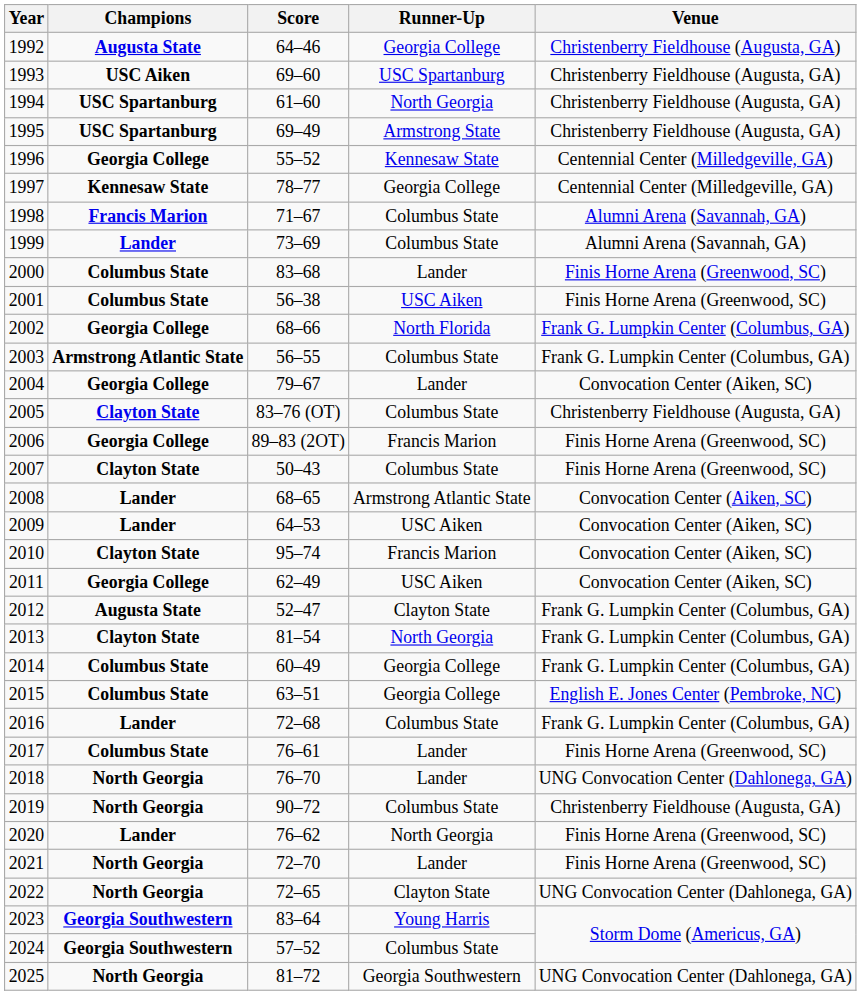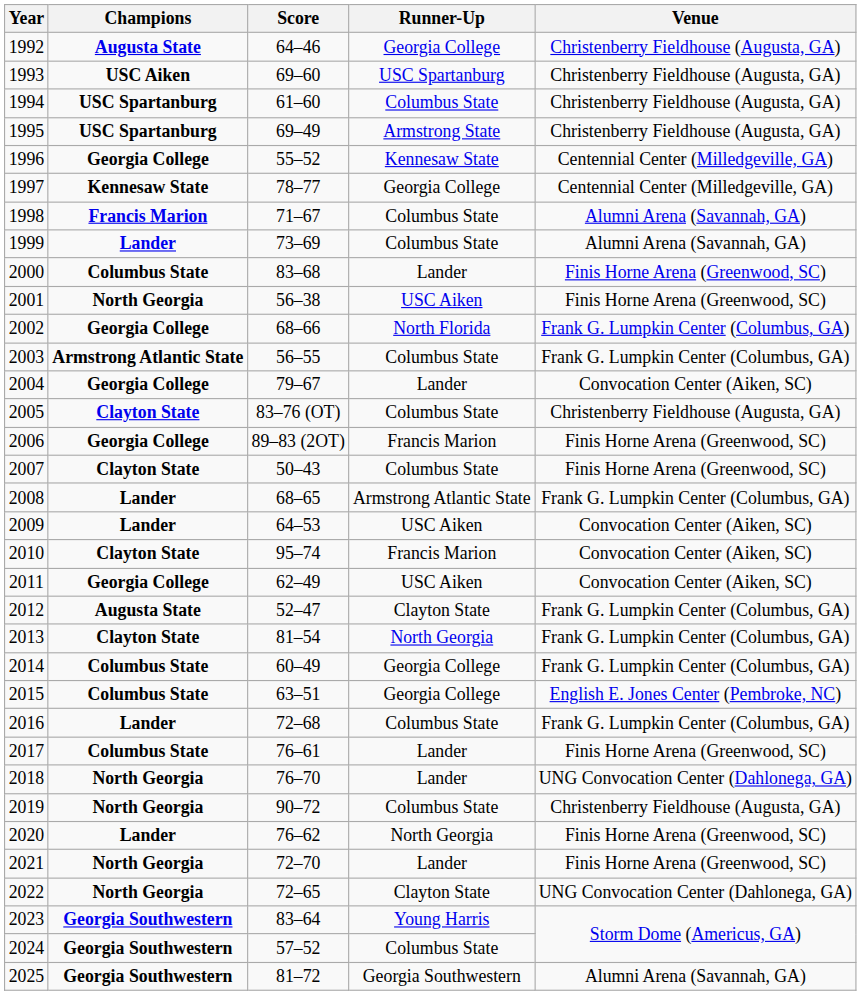(442, 103) North Georgia -> (442, 103) Columbus State
(148, 300) Columbus State -> (148, 300) North Georgia
(695, 497) Convocation Center (Aiken, SC) -> (695, 497) Frank G. Lumpkin Center (Columbus, GA)
(148, 976) North Georgia -> (148, 976) Georgia Southwestern
(695, 976) UNG Convocation Center (Dahlonega, GA) -> (695, 976) Alumni Arena (Savannah, GA)
